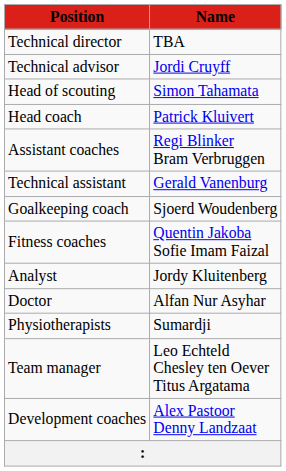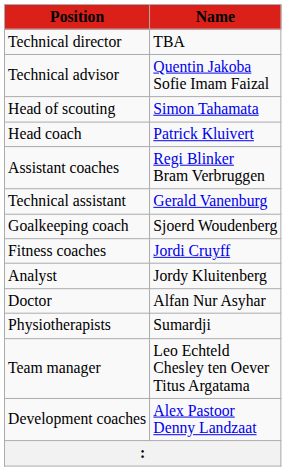(192, 66) Jordi Cruyff -> (211, 75) Quentin Jakoba Sofie Imam Faizal
(211, 242) Quentin Jakoba Sofie Imam Faizal -> (192, 251) Jordi Cruyff
